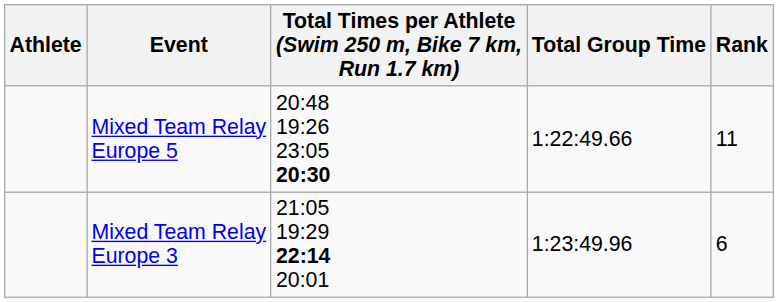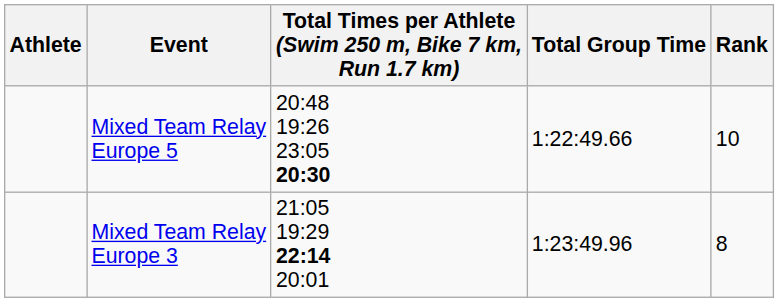(727, 138) 11 -> (728, 138) 10
(722, 244) 6 -> (722, 244) 8
